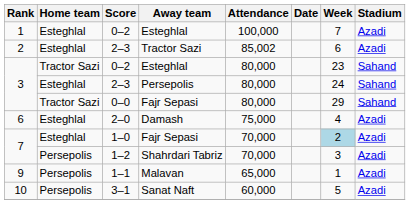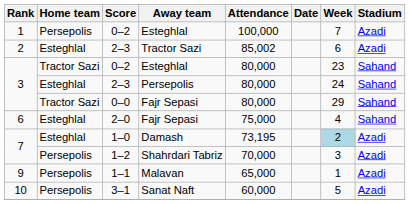(63, 31) Esteghlal -> (66, 31) Persepolis
(162, 119) Damash -> (170, 119) Fajr Sepasi
(372, 119) Azadi -> (377, 119) Sahand
(170, 137) Fajr Sepasi -> (162, 137) Damash
(258, 137) 70,000 -> (258, 137) 73,195
